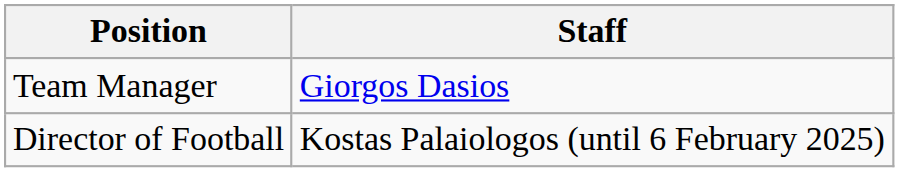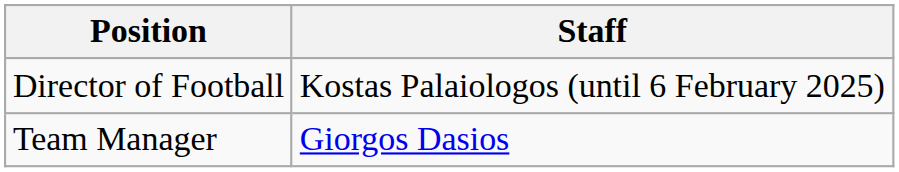rows swapped: (149, 138) <-> (115, 85)
